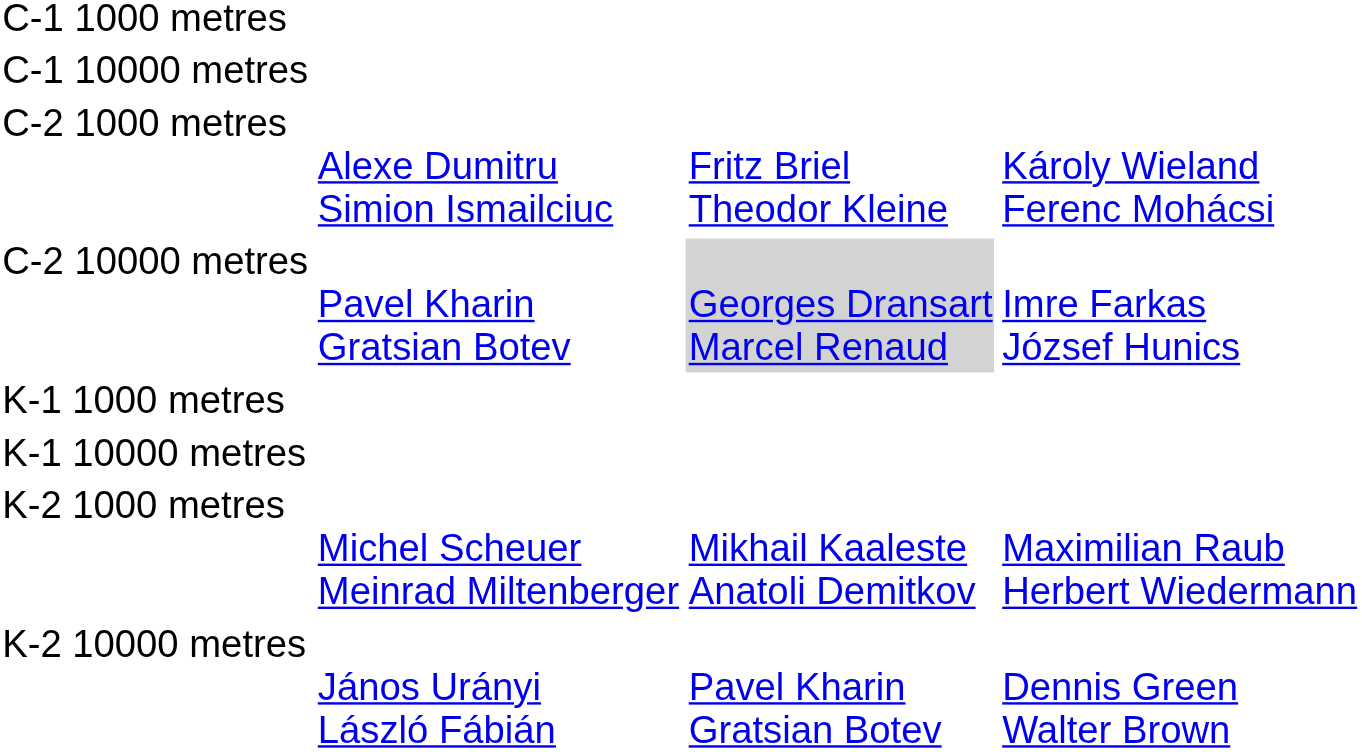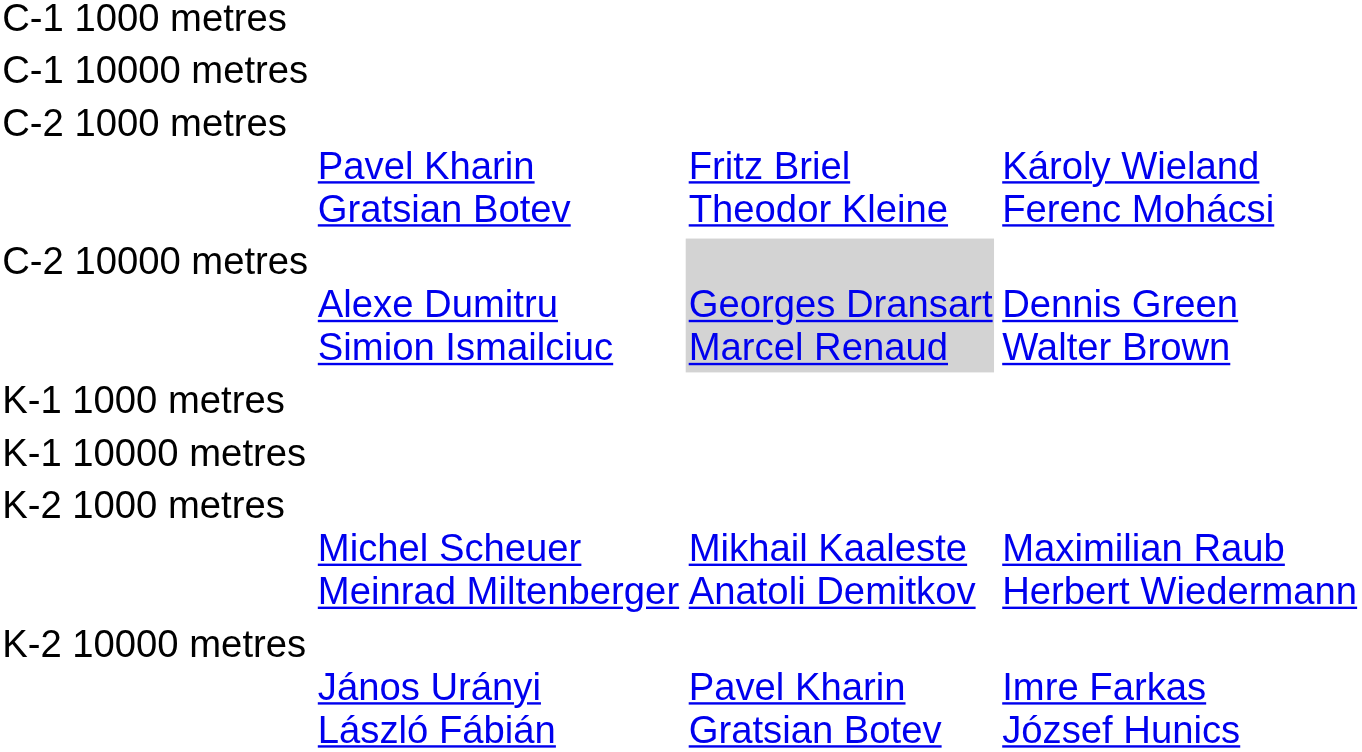(465, 187) Alexe Dumitru Simion Ismailciuc -> (444, 187) Pavel Kharin Gratsian Botev
(444, 326) Pavel Kharin Gratsian Botev -> (465, 326) Alexe Dumitru Simion Ismailciuc
(1121, 326) Imre Farkas József Hunics -> (1120, 326) Dennis Green Walter Brown
(1120, 708) Dennis Green Walter Brown -> (1121, 708) Imre Farkas József Hunics
